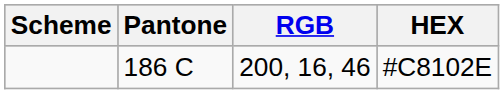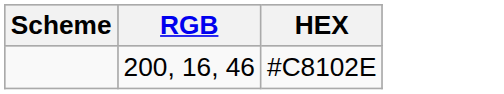- column: (175, 25)
